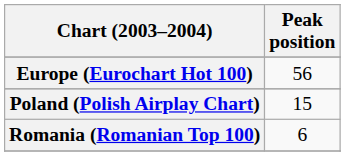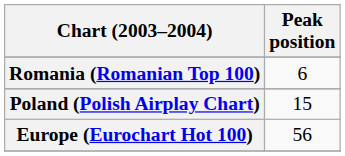rows swapped: (135, 72) <-> (135, 134)
